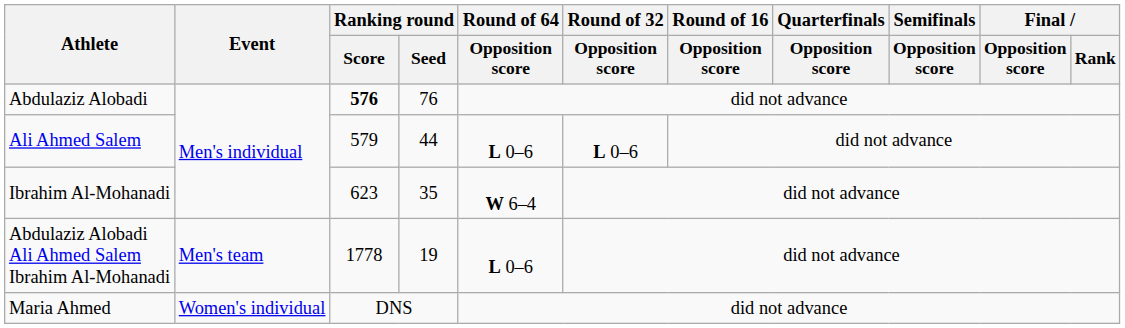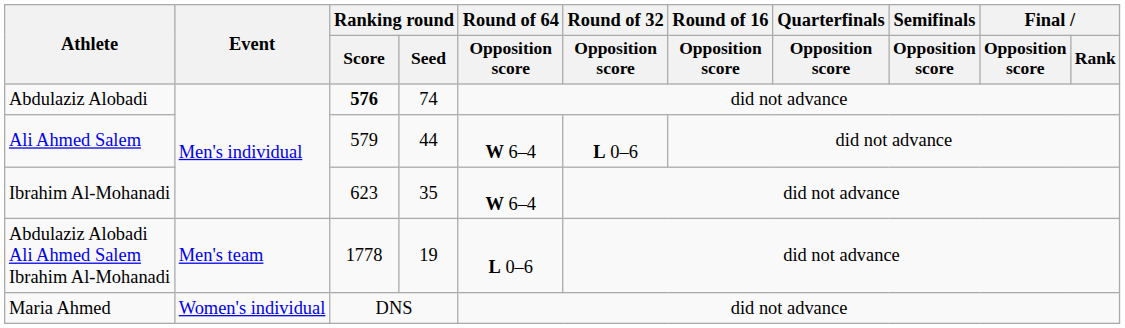(428, 99) 76 -> (428, 99) 74
(511, 151) L 0–6 -> (511, 151) W 6–4
